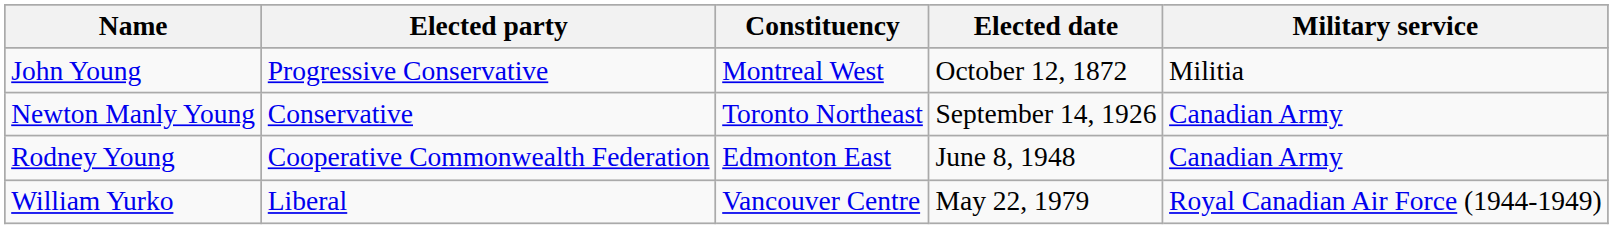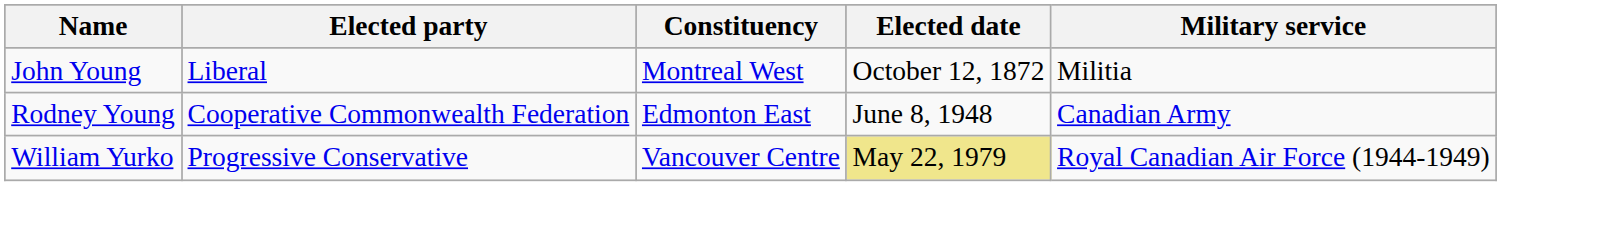(408, 69) Progressive Conservative -> (227, 69) Liberal
- row: (133, 113)
(308, 200) Liberal -> (328, 157) Progressive Conservative
(1012, 200) no background -> (929, 157) khaki background
